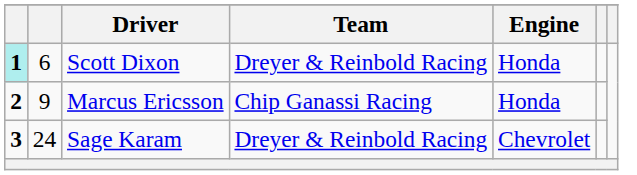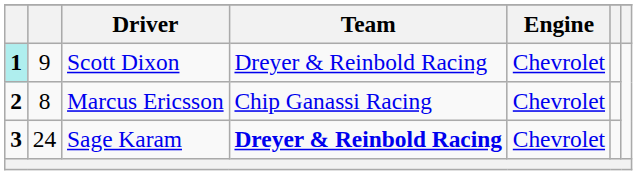(44, 62) 6 -> (44, 62) 9
(529, 62) Honda -> (559, 62) Chevrolet
(44, 101) 9 -> (44, 101) 8
(529, 101) Honda -> (559, 101) Chevrolet
(361, 139) normal -> (368, 139) bold
